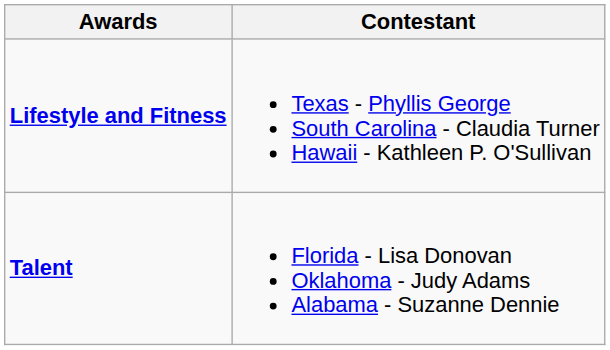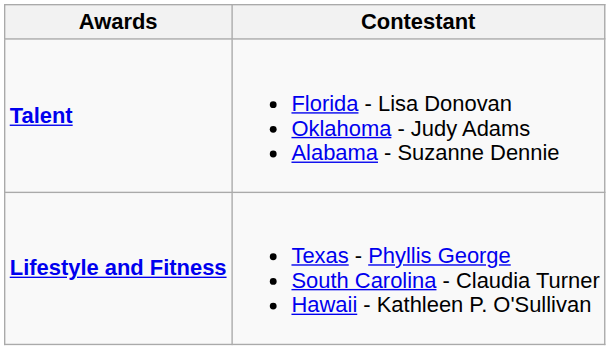rows swapped: (118, 115) <-> (41, 268)
